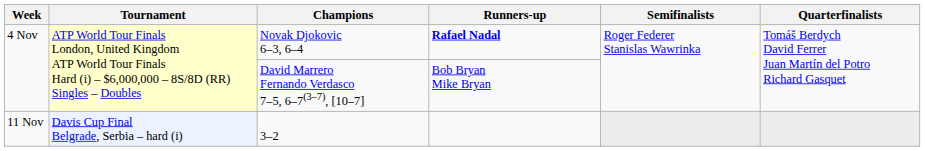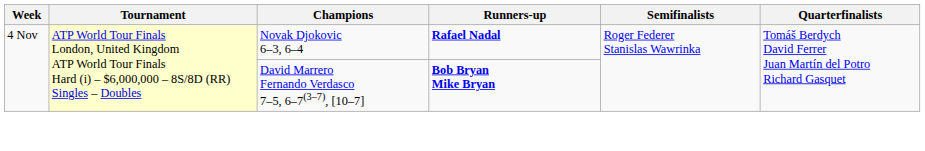(461, 77) normal -> (463, 77) bold
- row: (269, 136)
